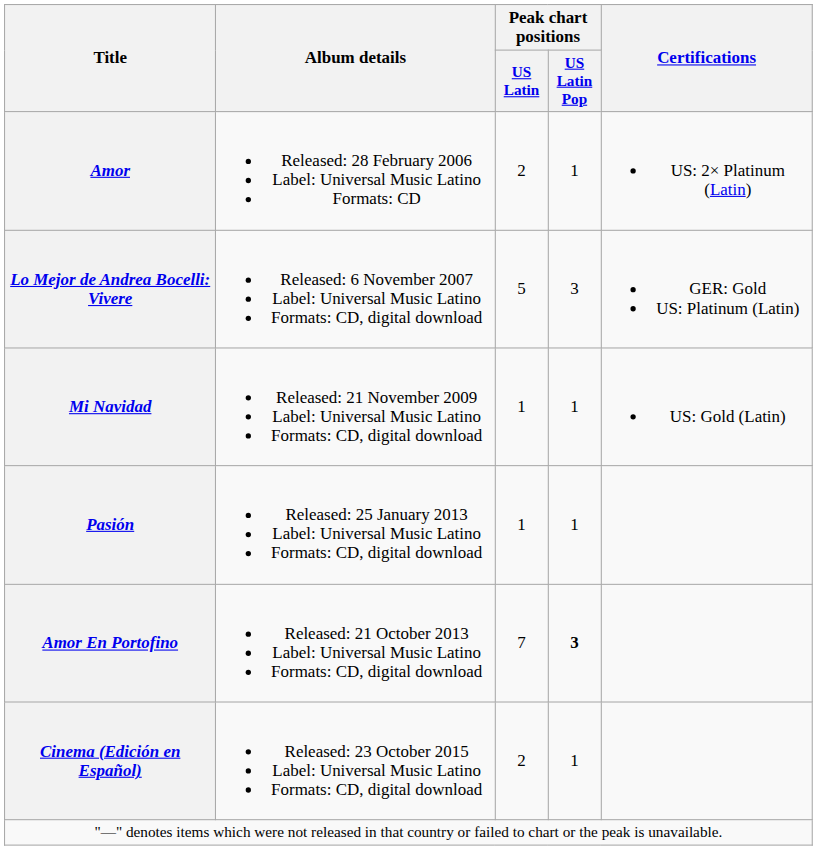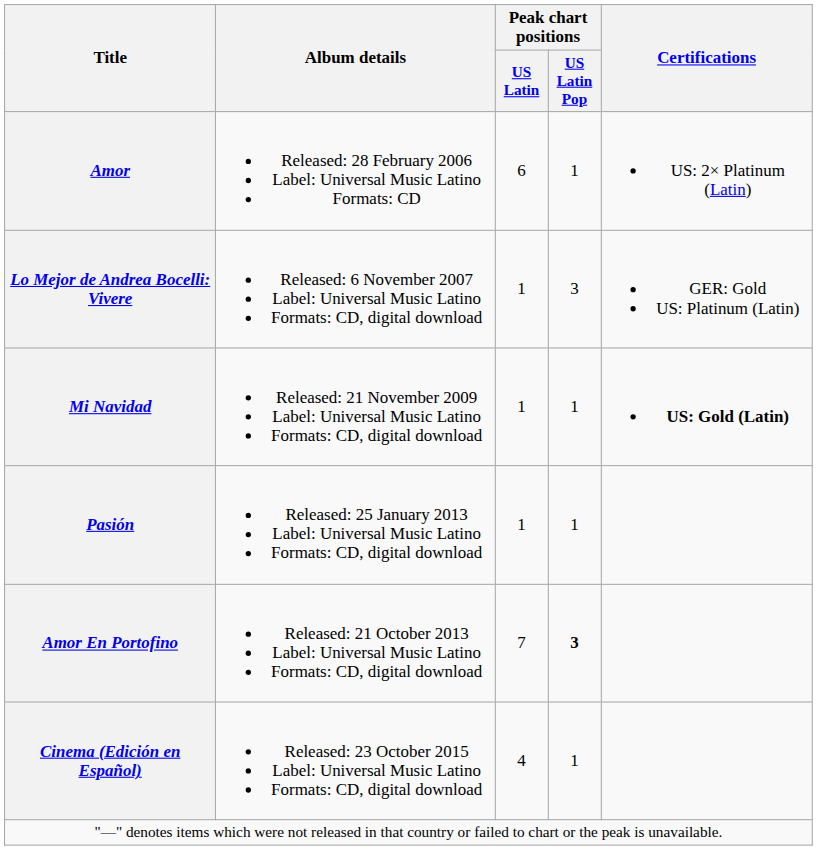(522, 170) 2 -> (522, 170) 6
(522, 288) 5 -> (522, 288) 1
(707, 416) normal -> (707, 416) bold
(522, 761) 2 -> (522, 761) 4
